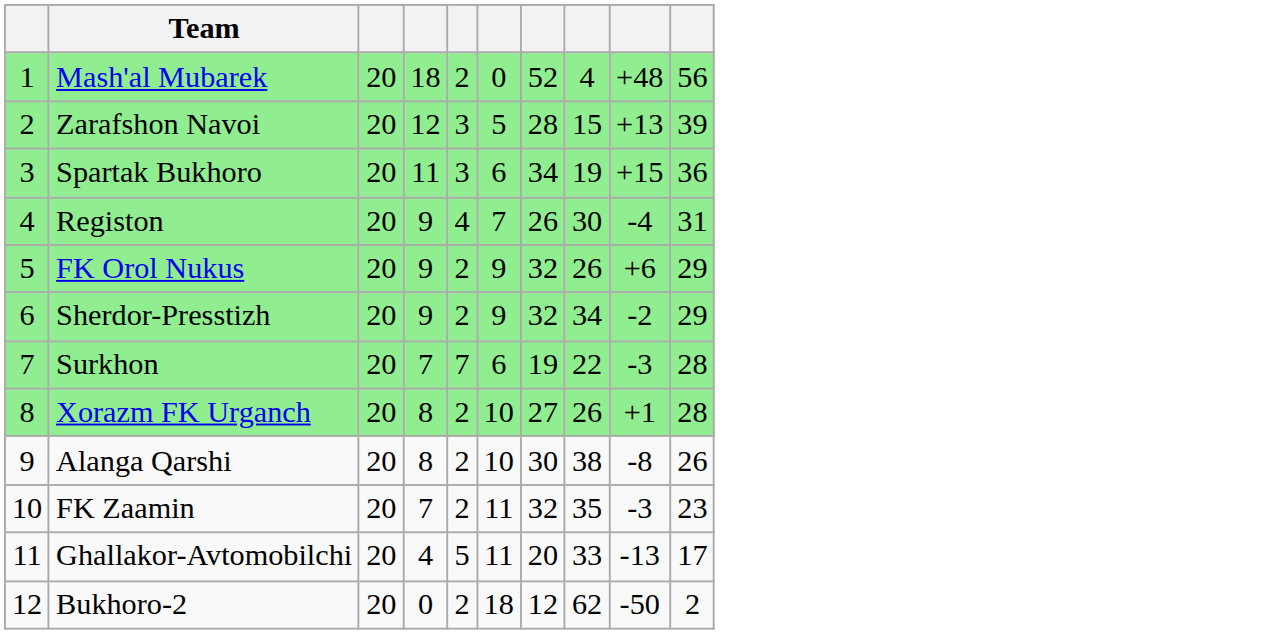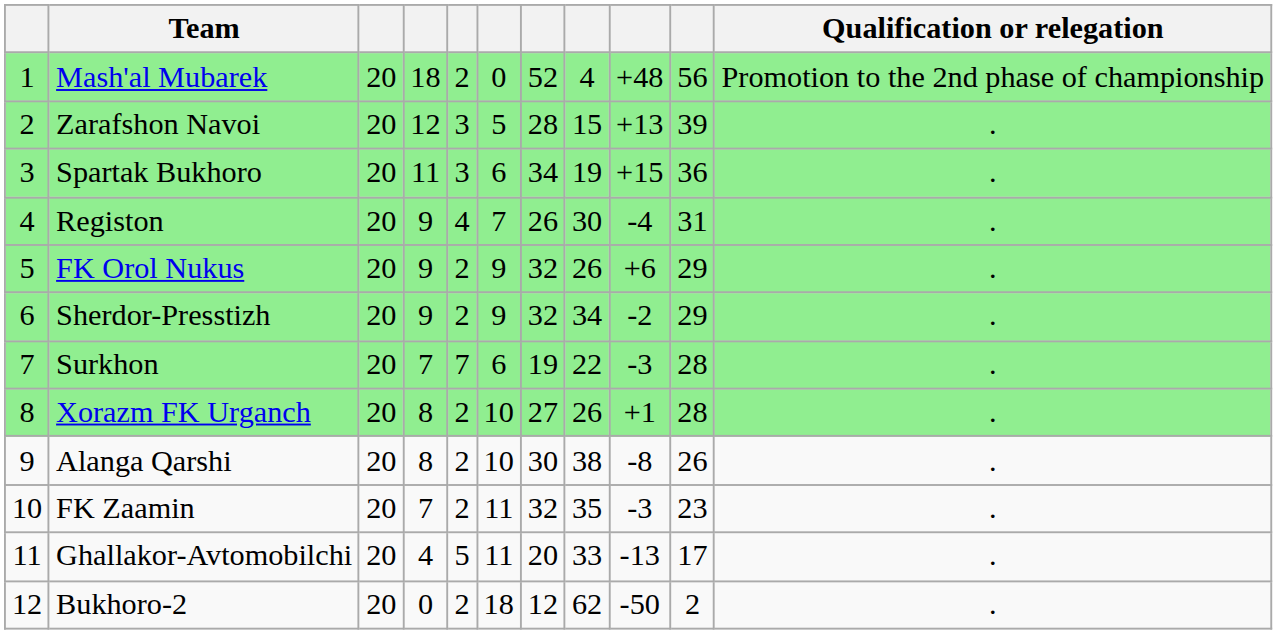+ column: (993, 28)
